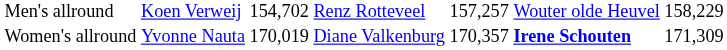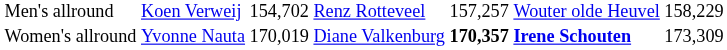(479, 36) normal -> (479, 36) bold
(694, 36) 171,309 -> (694, 36) 173,309
